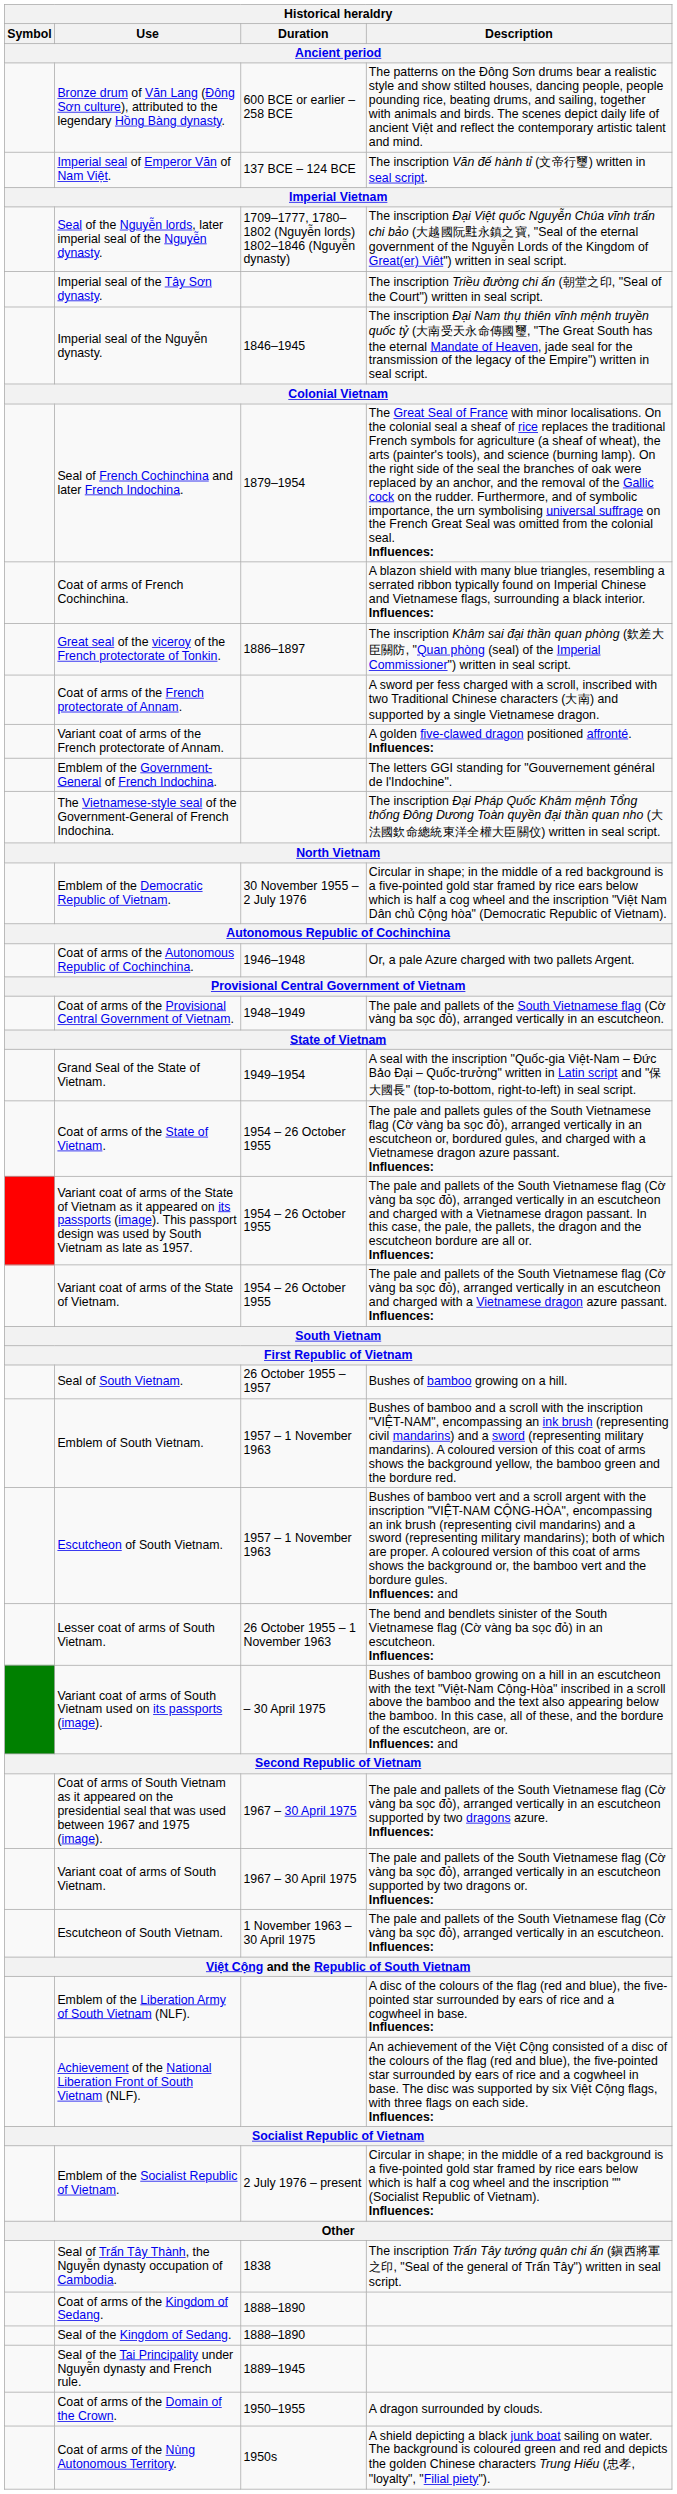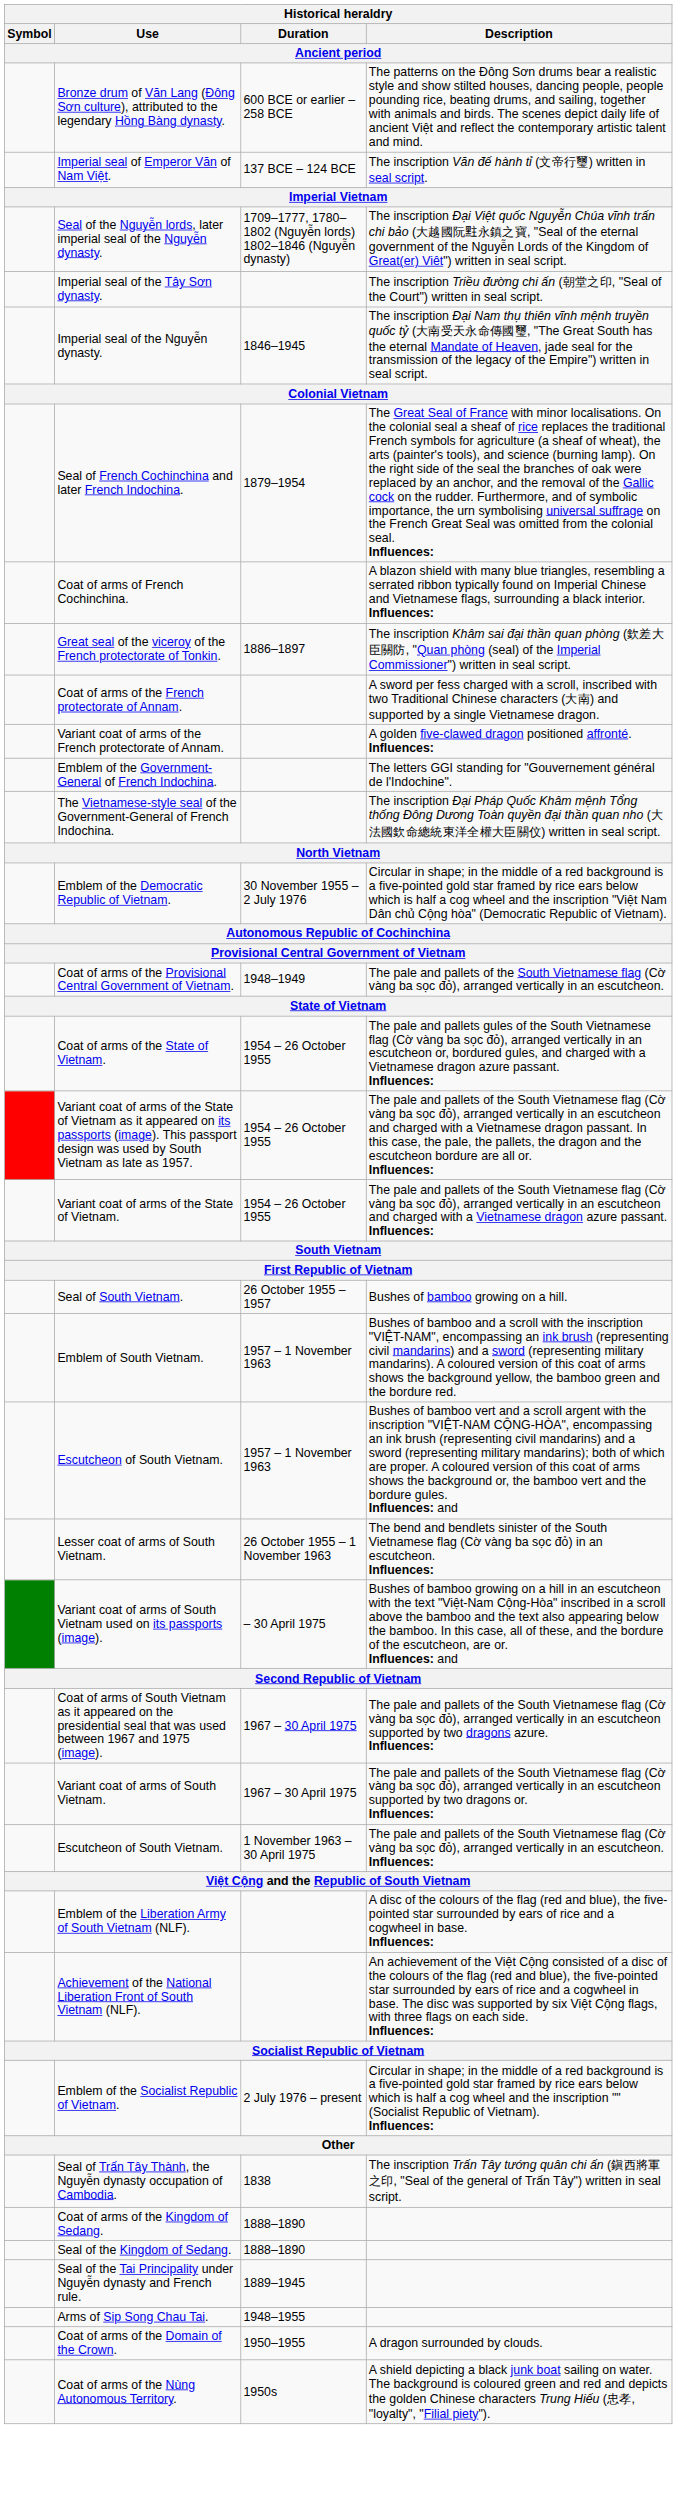- row: (146, 960)
- row: (129, 1075)
+ row: (133, 2317)
